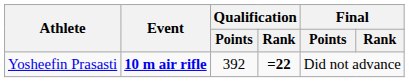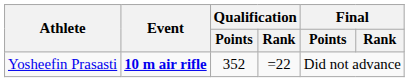(234, 64) 392 -> (234, 64) 352
(279, 64) bold -> (279, 64) normal
